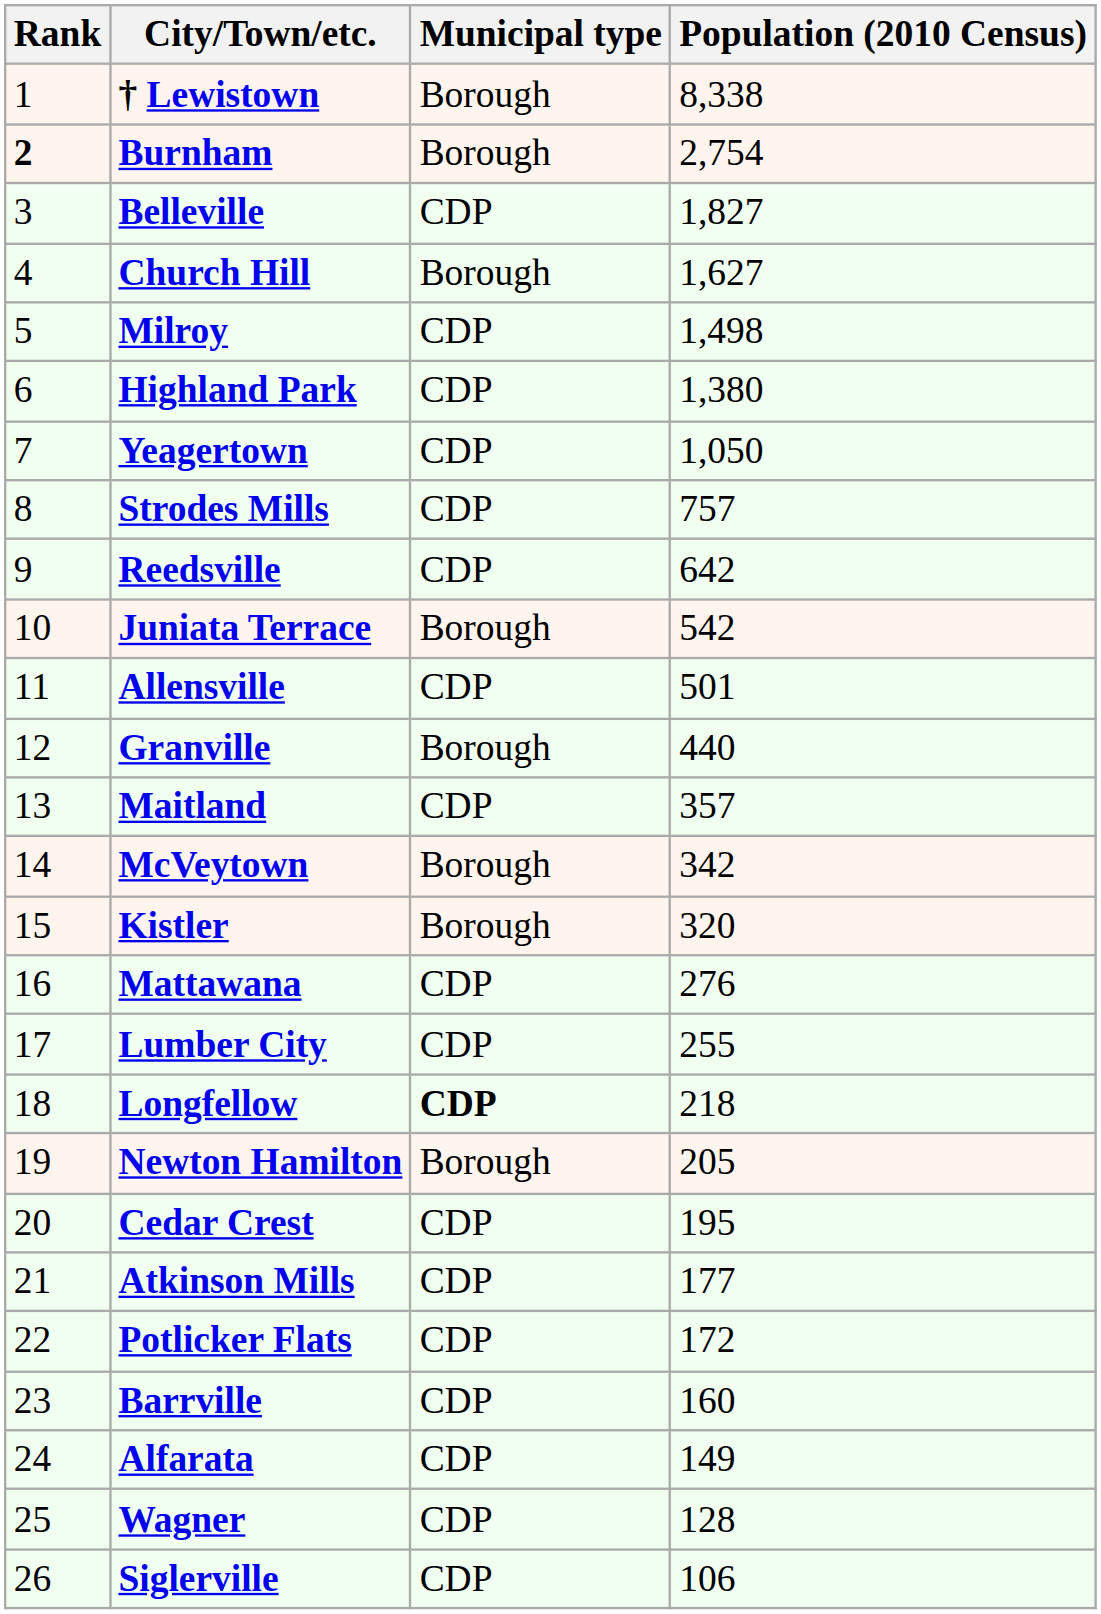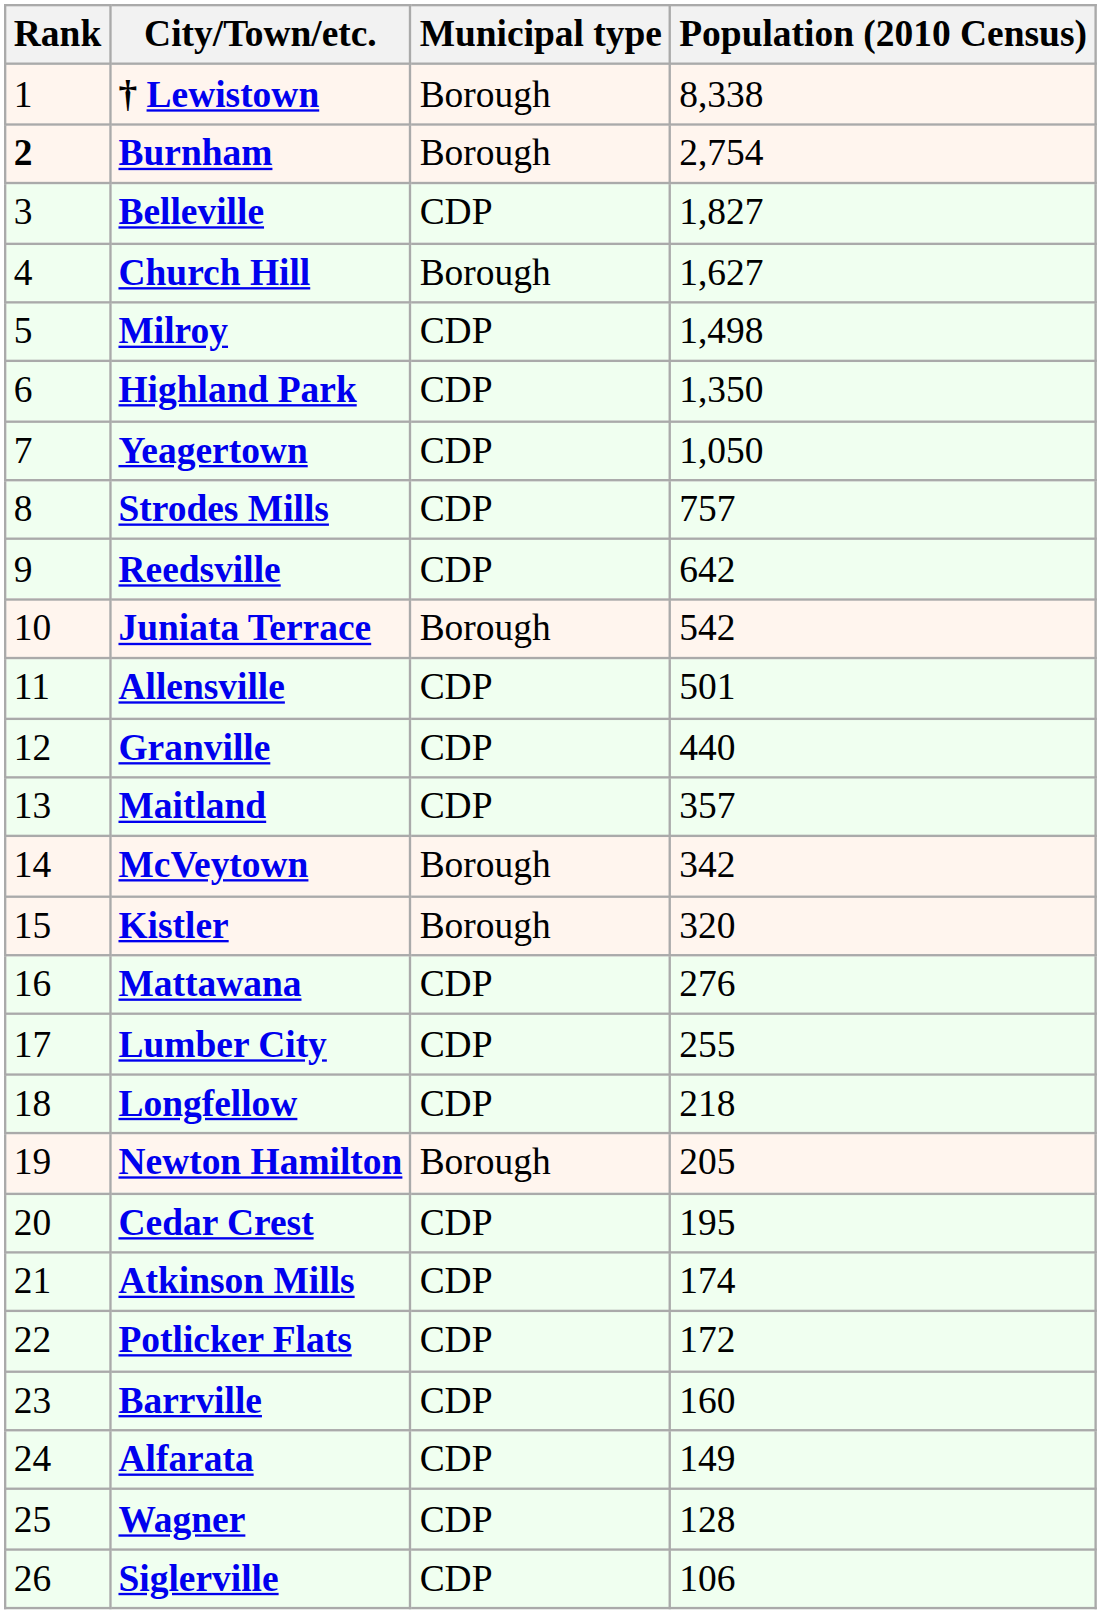(721, 390) 1,380 -> (721, 390) 1,350
(485, 746) Borough -> (456, 746) CDP
(458, 1102) bold -> (456, 1102) normal
(707, 1281) 177 -> (707, 1281) 174
